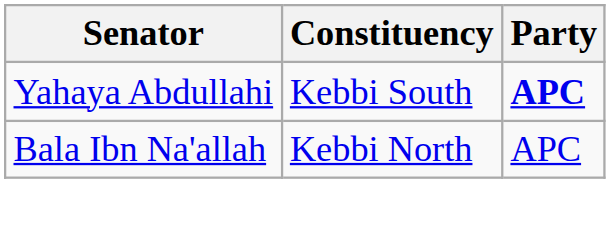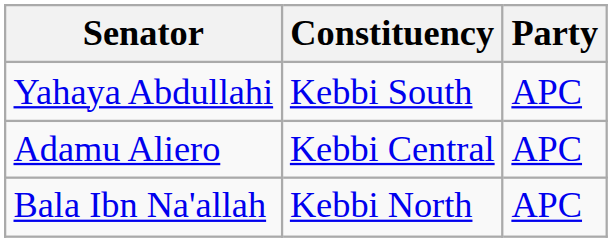(548, 90) bold -> (547, 90) normal
+ row: (117, 148)
